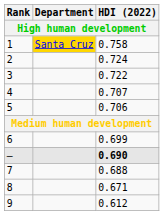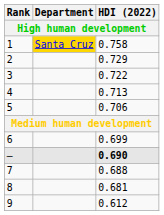(113, 60) 0.724 -> (113, 60) 0.729
(113, 92) 0.707 -> (113, 92) 0.713
(113, 187) 0.671 -> (113, 187) 0.681
